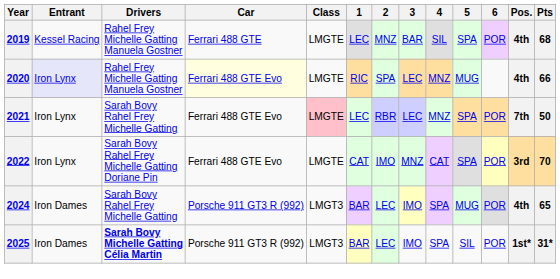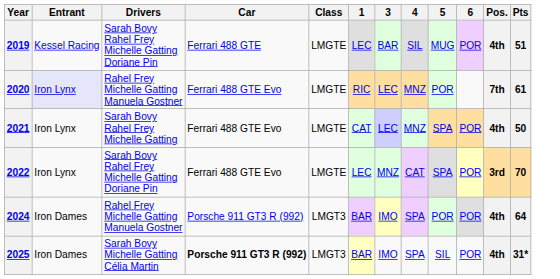- column: (385, 12)
(143, 39) Rahel Frey Michelle Gatting Manuela Gostner -> (141, 45) Sarah Bovy Rahel Frey Michelle Gatting Doriane Pin
(467, 39) SPA -> (443, 45) MUG
(545, 39) 68 -> (521, 45) 51
(235, 78) lightyellow background -> (234, 89) no background
(467, 78) MUG -> (443, 89) POR
(522, 78) 4th -> (497, 89) 7th
(545, 78) 66 -> (521, 89) 61
(326, 116) pink background -> (329, 128) no background
(359, 116) LEC -> (362, 128) CAT
(522, 116) 7th -> (497, 128) 4th
(359, 161) CAT -> (362, 172) LEC
(141, 205) Sarah Bovy Rahel Frey Michelle Gatting -> (143, 216) Rahel Frey Michelle Gatting Manuela Gostner
(467, 205) MUG -> (443, 216) POR
(545, 205) 65 -> (521, 216) 64
(144, 243) bold -> (141, 255) normal
(246, 243) normal -> (247, 255) bold
(522, 243) 1st* -> (497, 255) 4th
